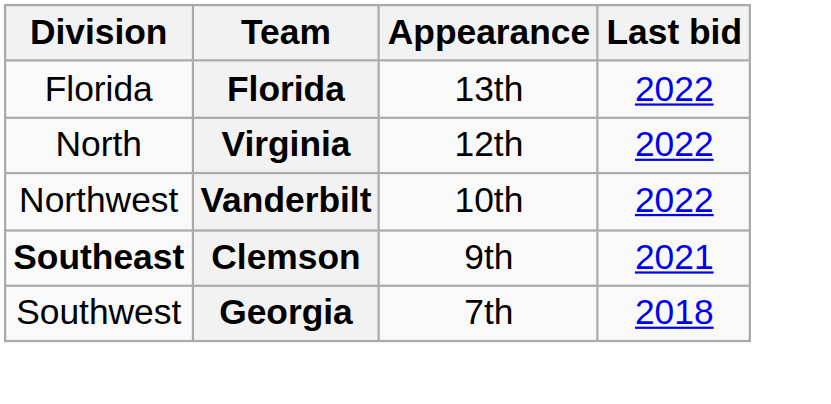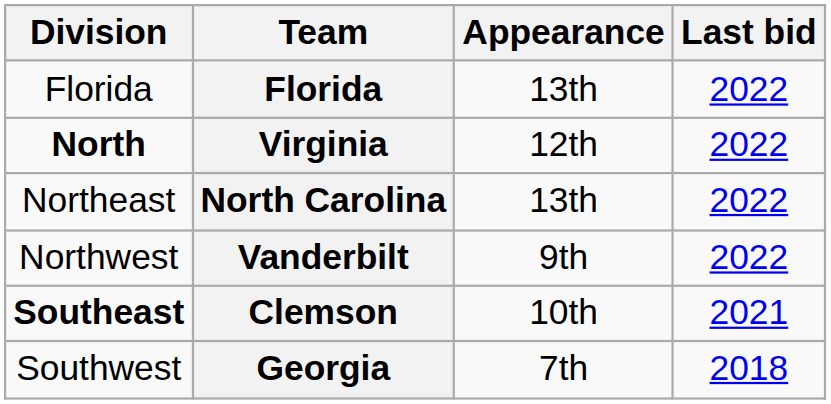(99, 144) normal -> (99, 144) bold
+ row: (323, 200)
(489, 200) 10th -> (564, 256) 9th
(489, 256) 9th -> (564, 312) 10th
